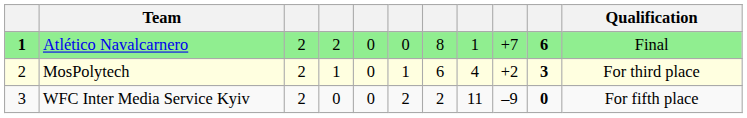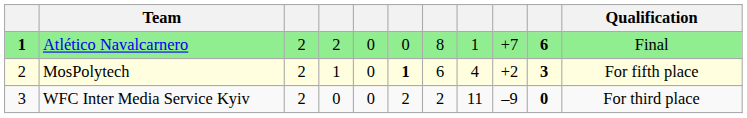(406, 72) normal -> (406, 72) bold
(652, 72) For third place -> (652, 72) For fifth place
(652, 99) For fifth place -> (652, 99) For third place
